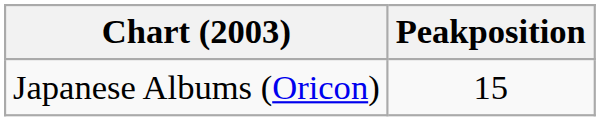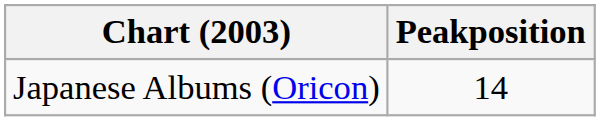(491, 86) 15 -> (491, 86) 14
